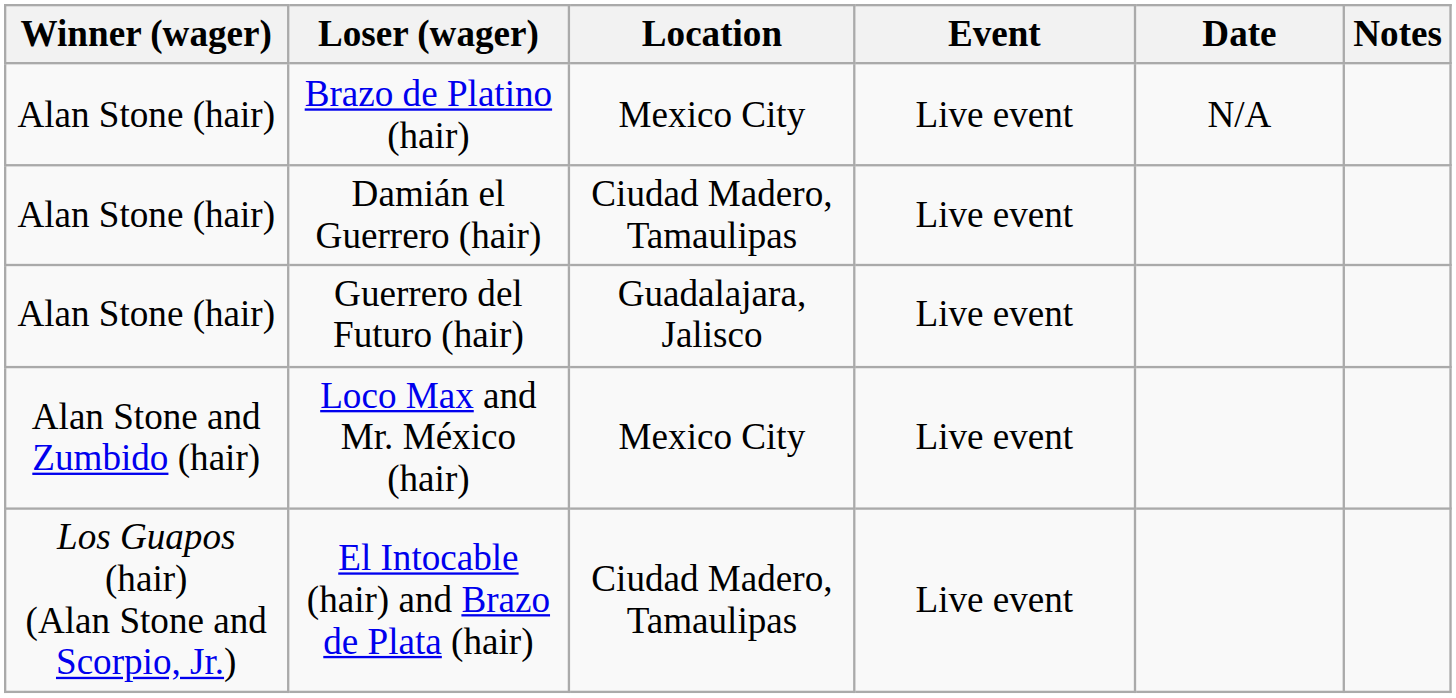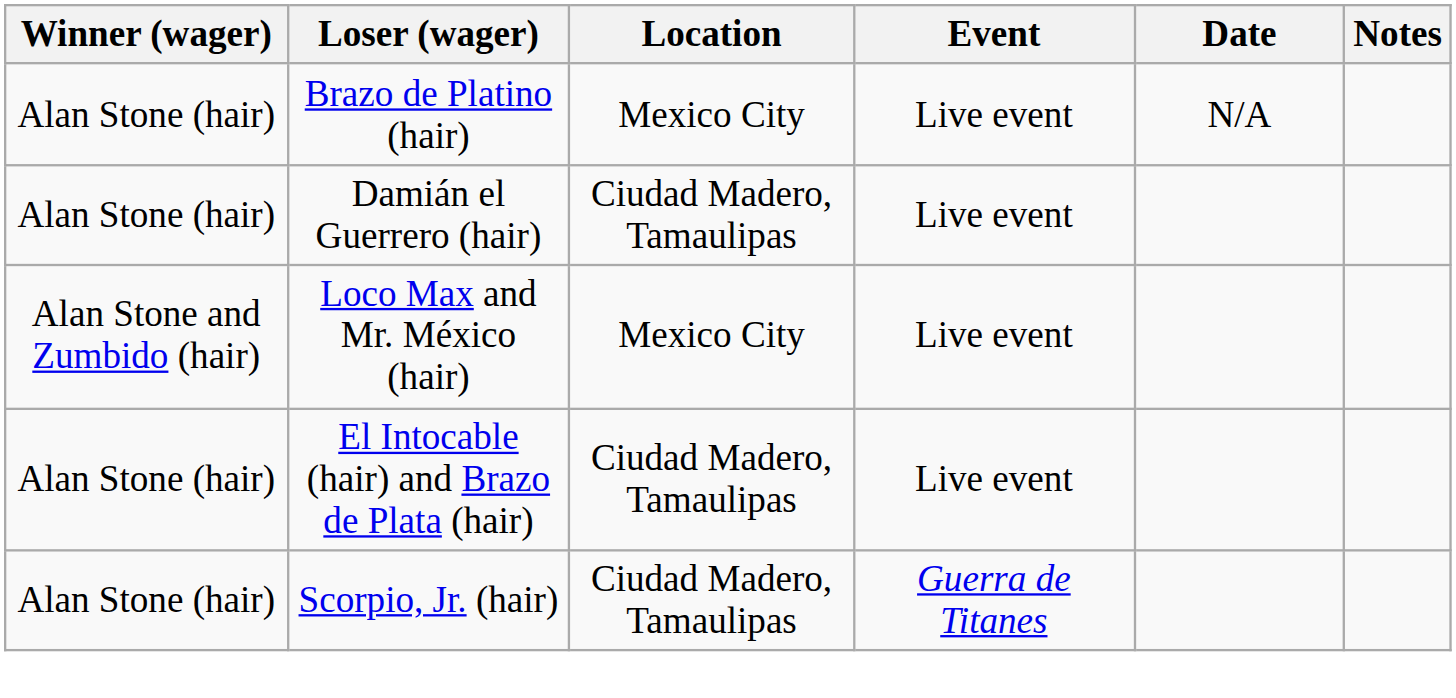- row: (428, 314)
(146, 599) Los Guapos (hair) (Alan Stone and Scorpio, Jr.) -> (146, 478) Alan Stone (hair)
+ row: (428, 599)
